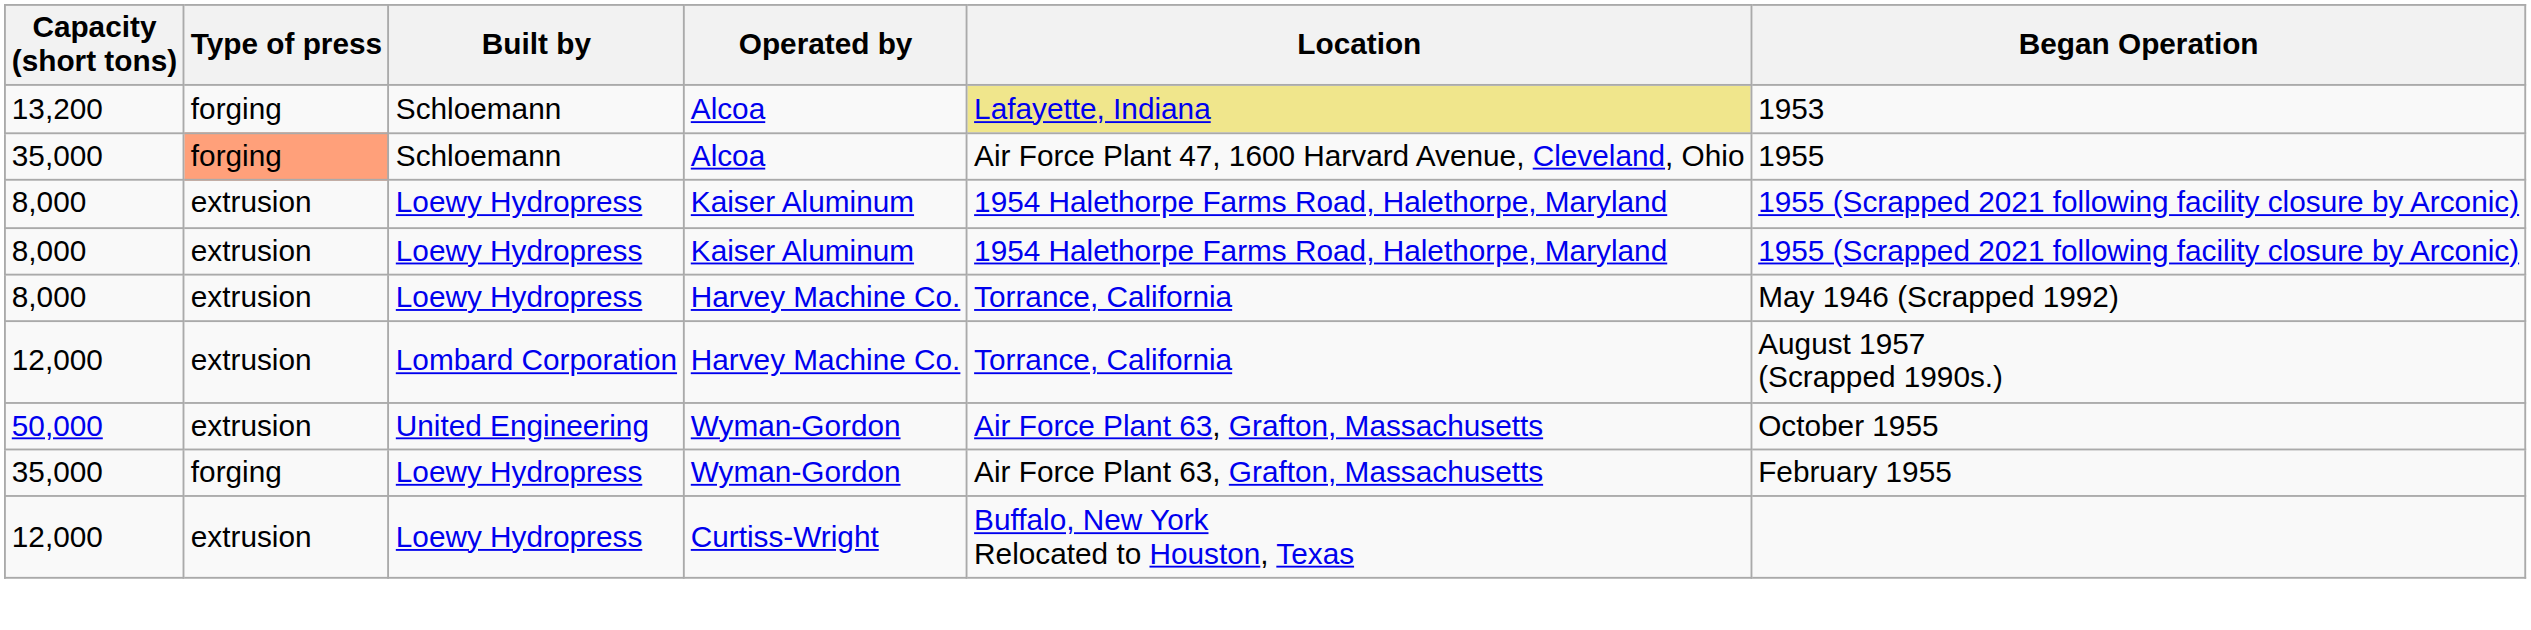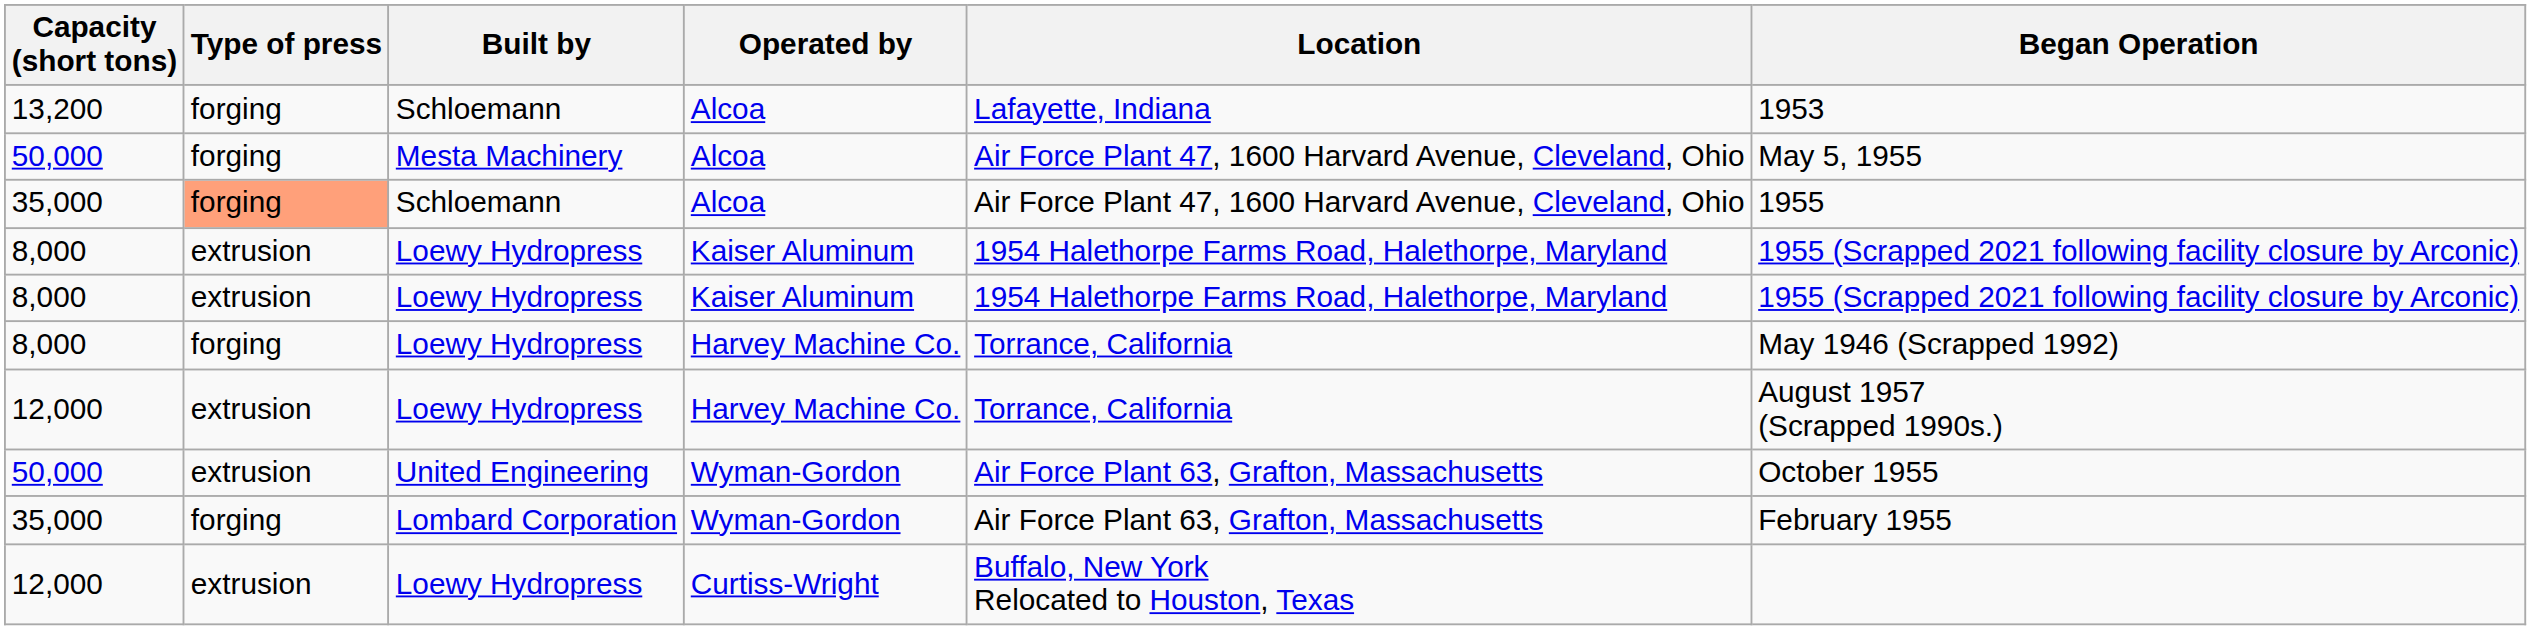(1092, 108) khaki background -> (1092, 108) no background
+ row: (57, 155)
(251, 297) extrusion -> (236, 344) forging
(536, 361) Lombard Corporation -> (519, 408) Loewy Hydropress
(519, 472) Loewy Hydropress -> (536, 519) Lombard Corporation
